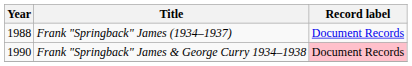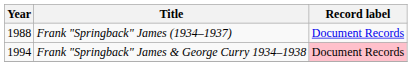(19, 52) 1990 -> (19, 52) 1994
